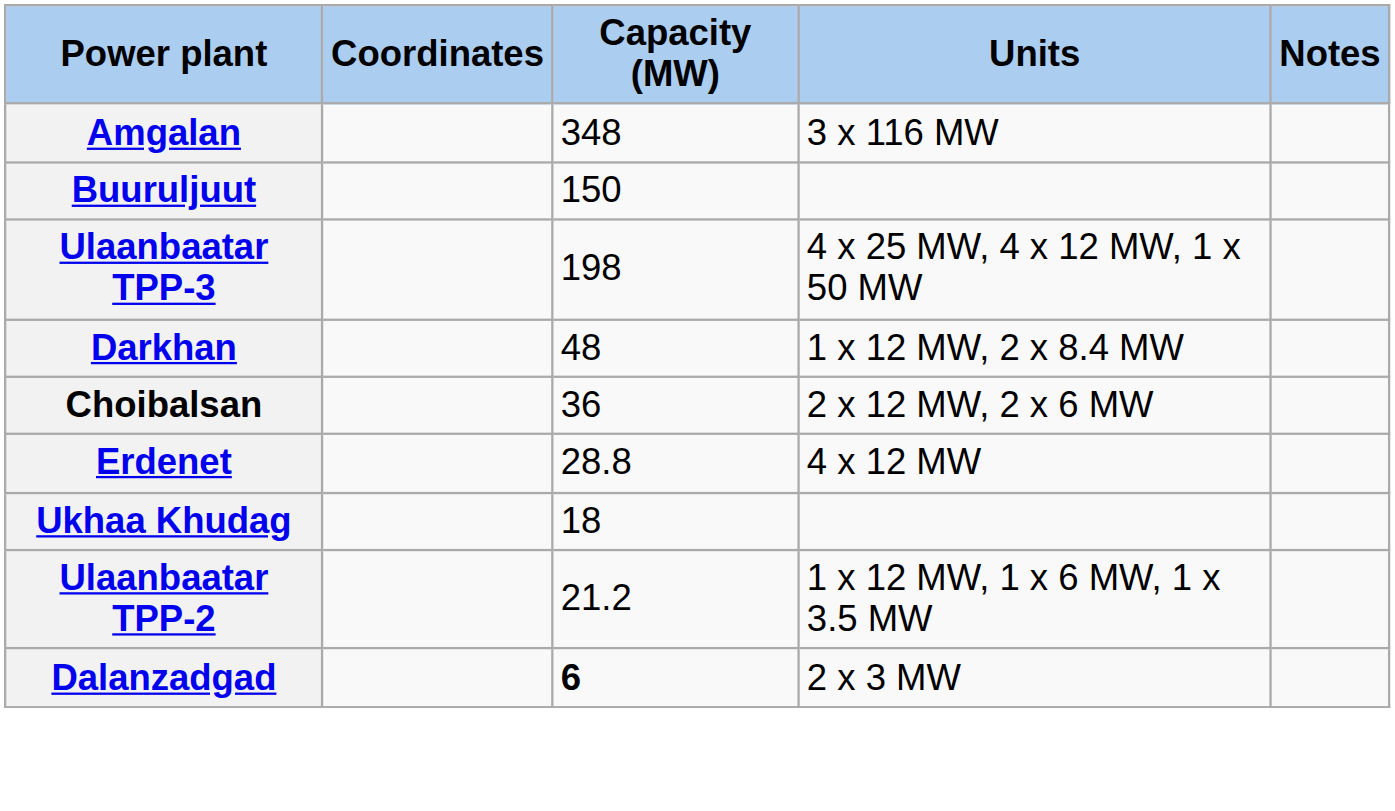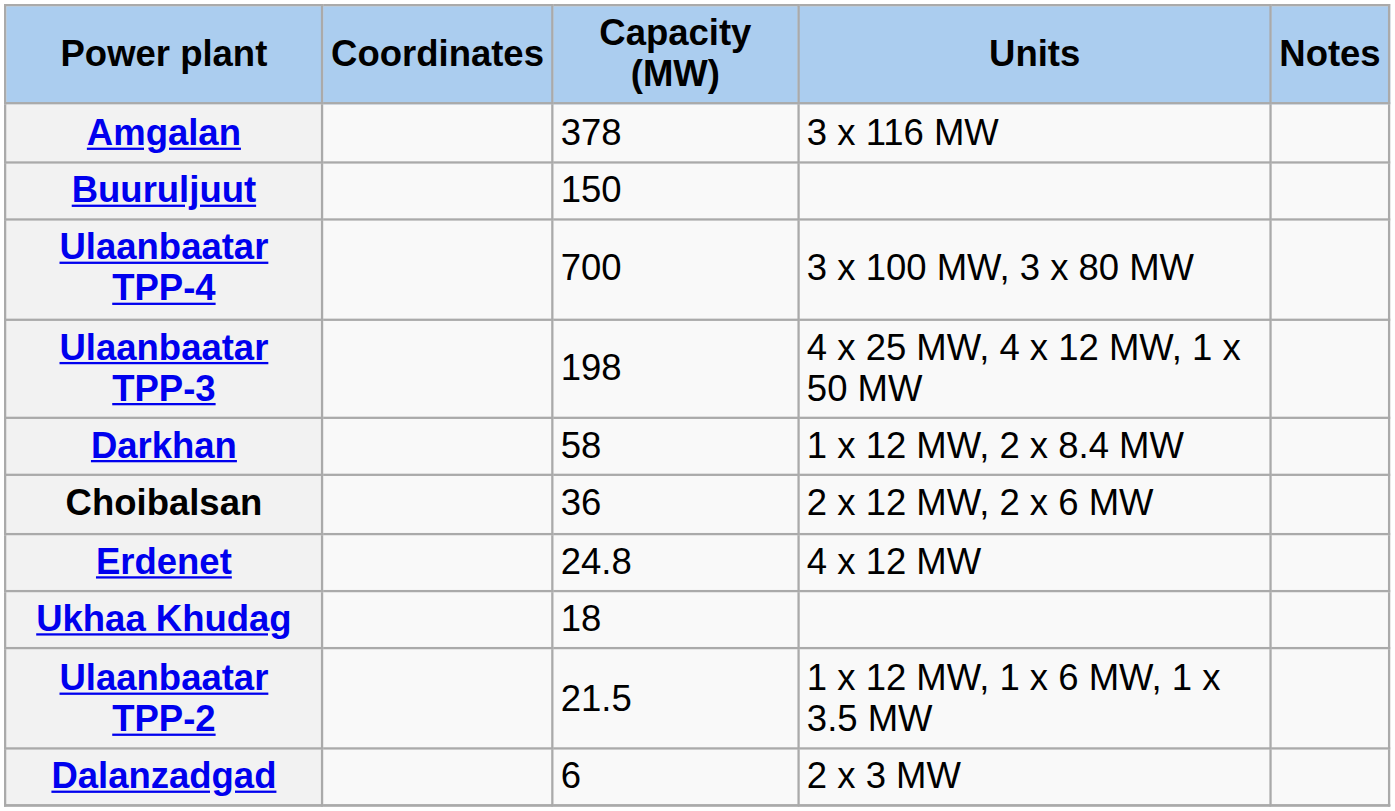(591, 132) 348 -> (591, 132) 378
+ row: (164, 268)
(581, 346) 48 -> (581, 445) 58
(596, 462) 28.8 -> (596, 561) 24.8
(596, 598) 21.2 -> (596, 697) 21.5
(571, 677) bold -> (571, 776) normal
